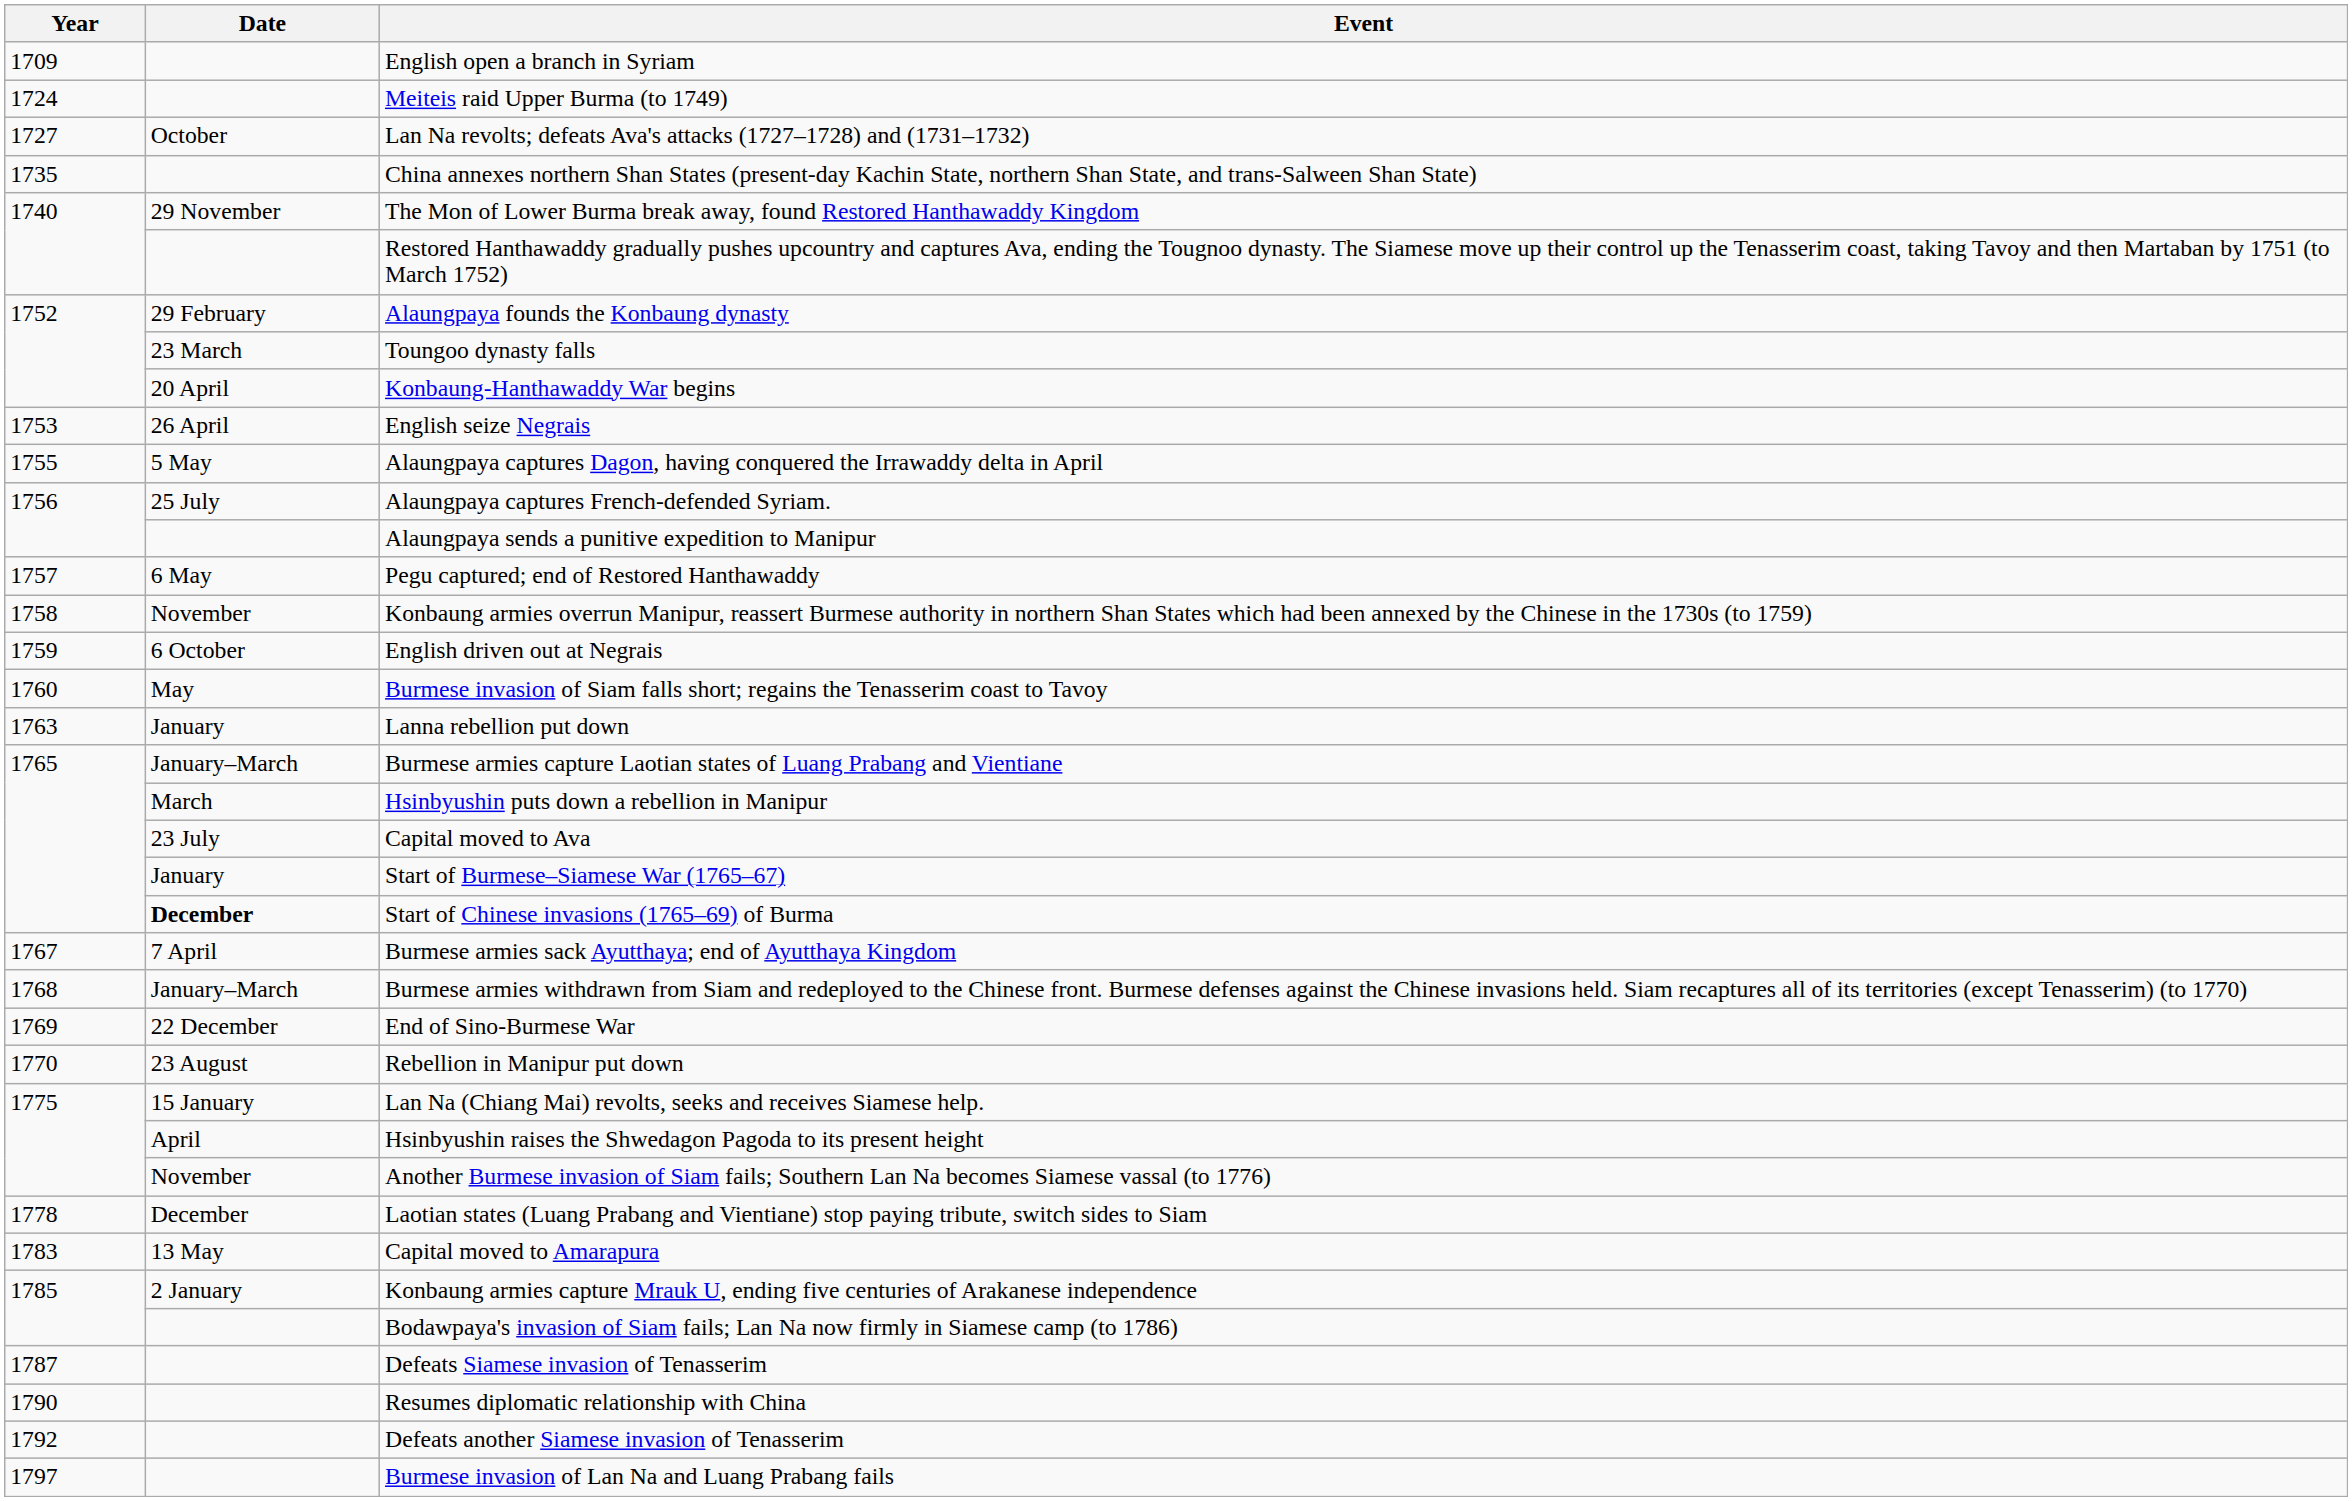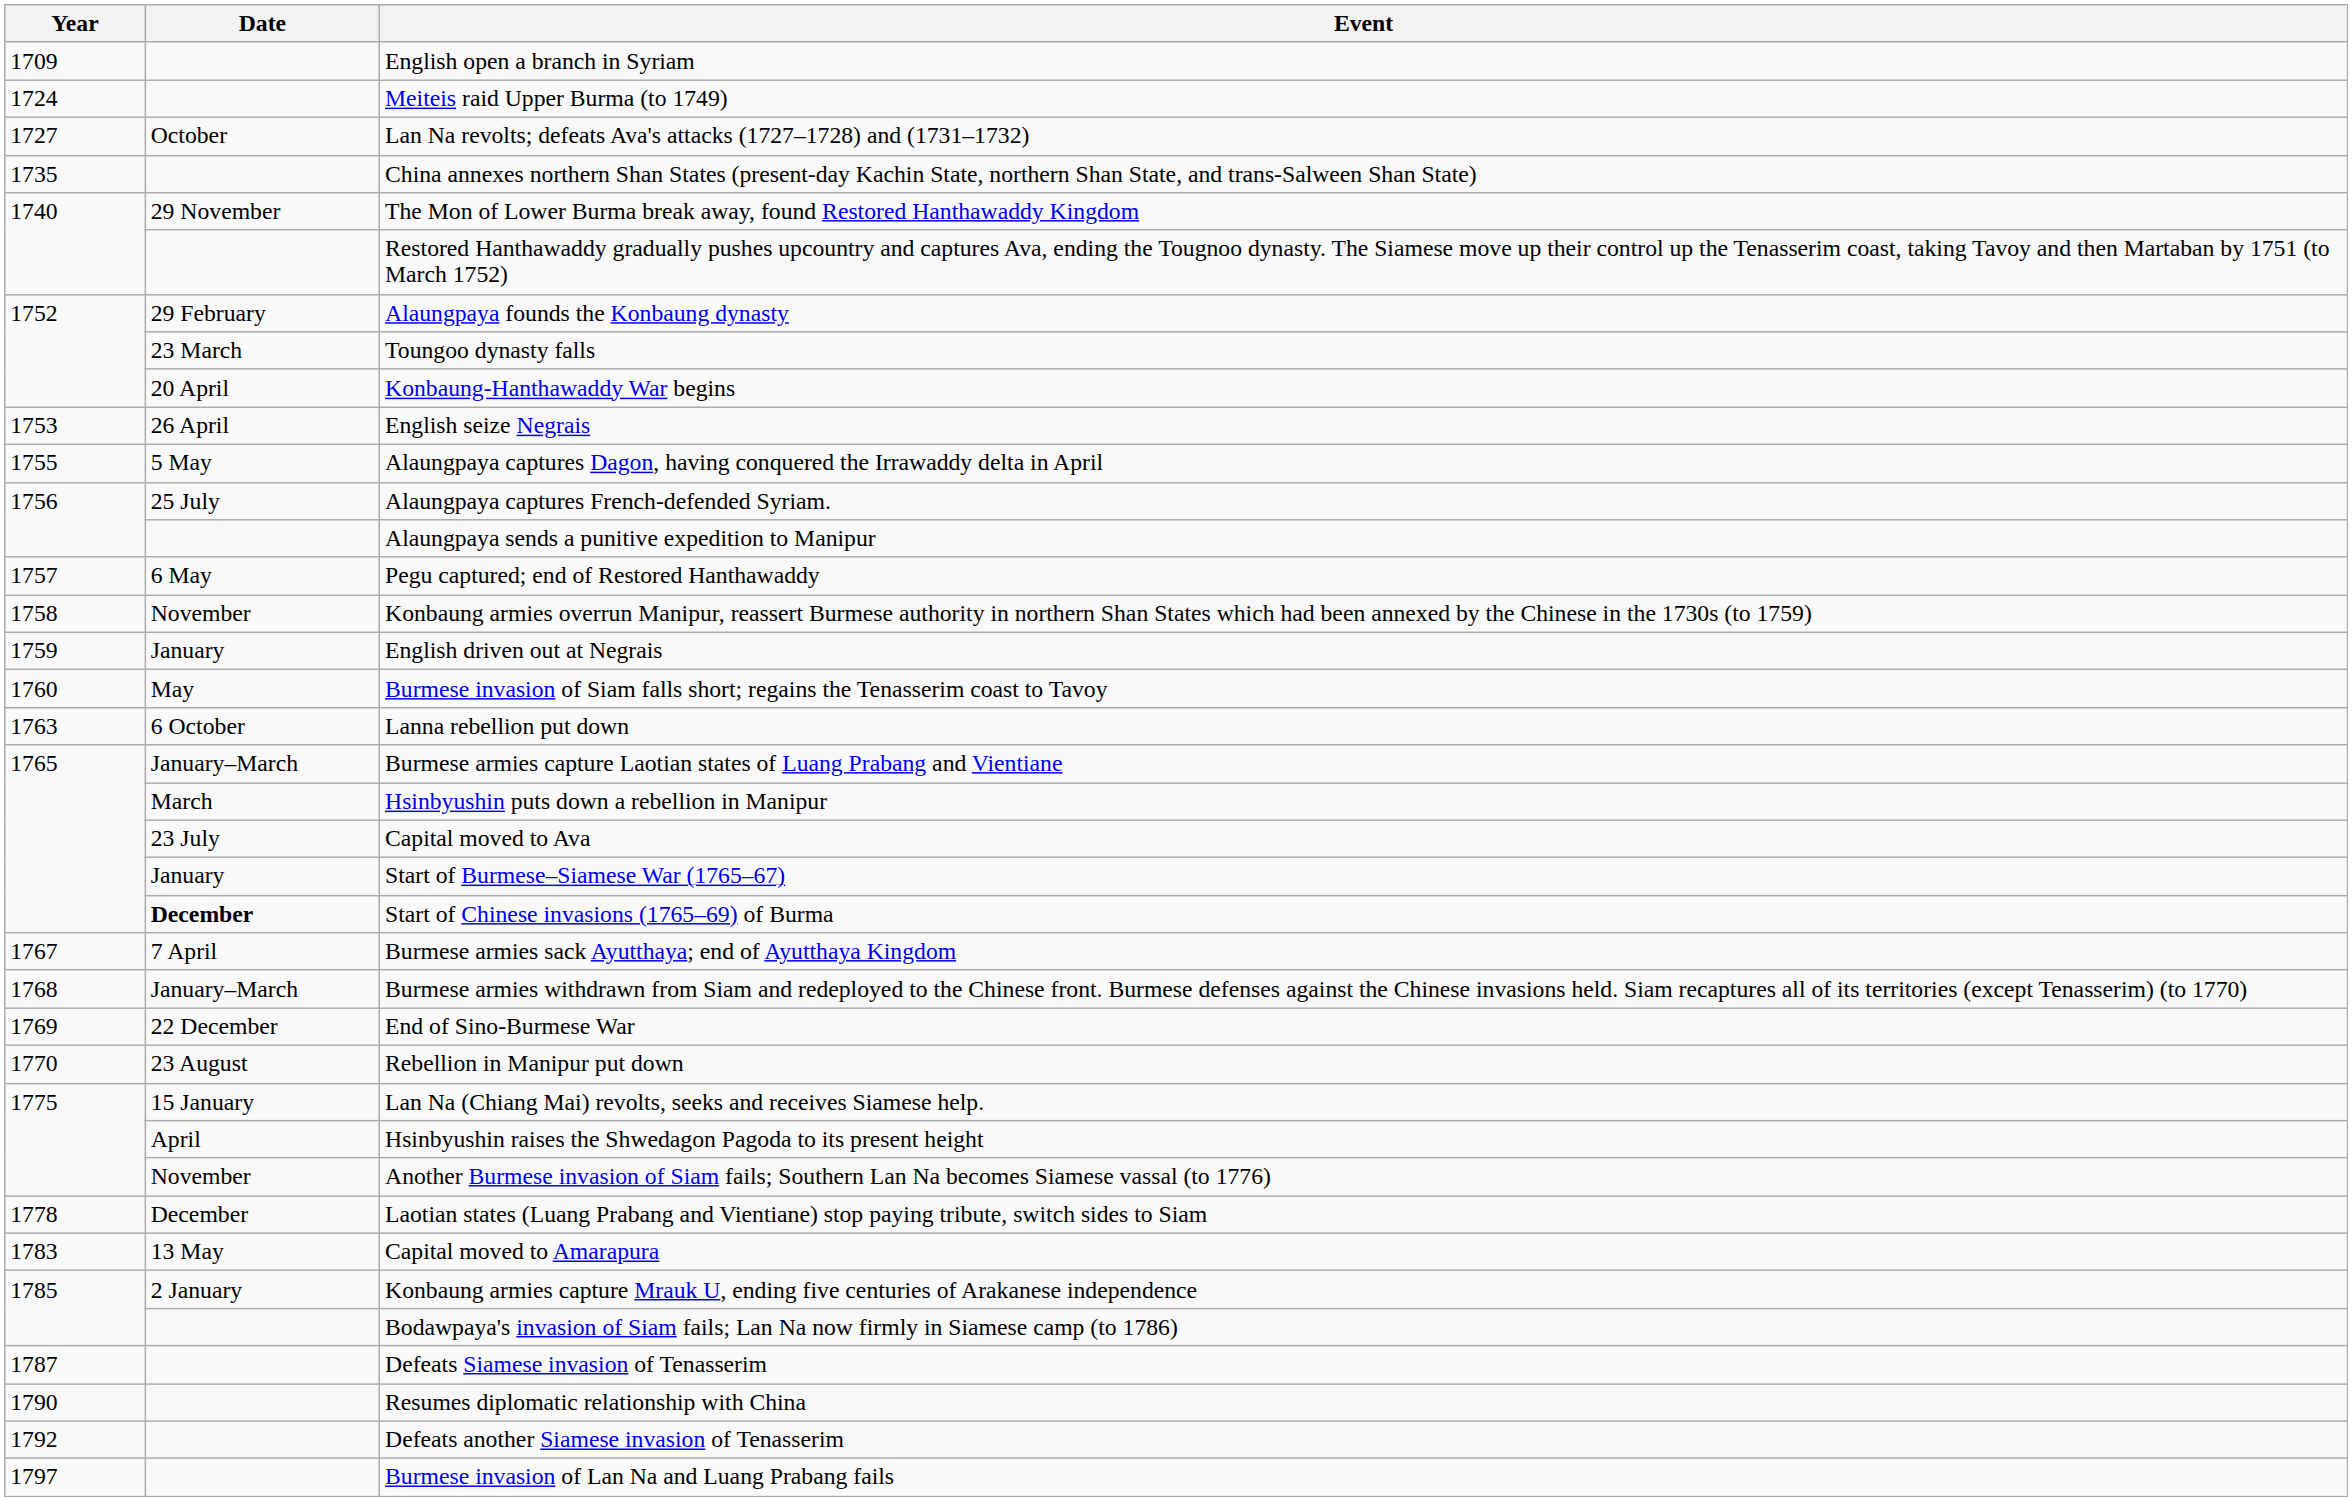(198, 650) 6 October -> (188, 650) January
(188, 725) January -> (198, 725) 6 October
